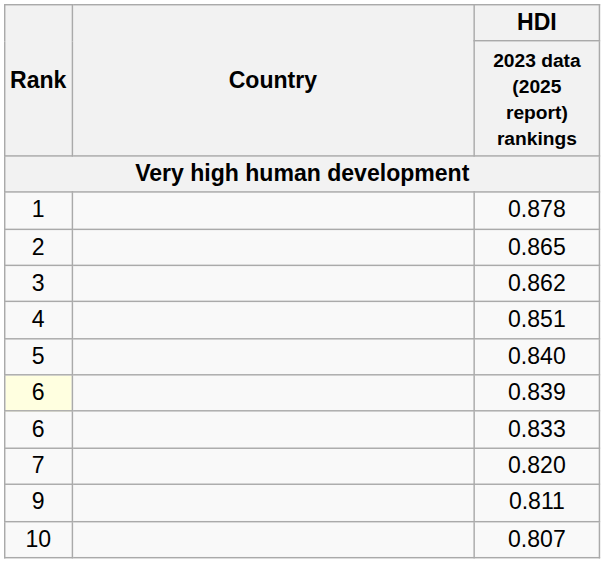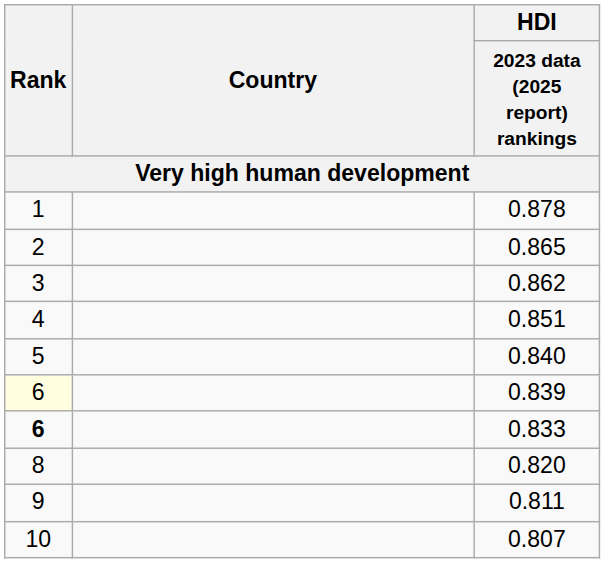(38, 429) normal -> (38, 429) bold
(38, 465) 7 -> (38, 465) 8
